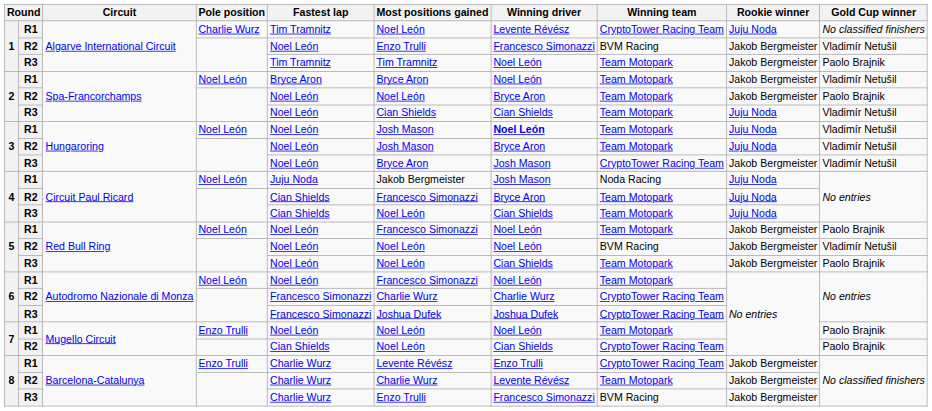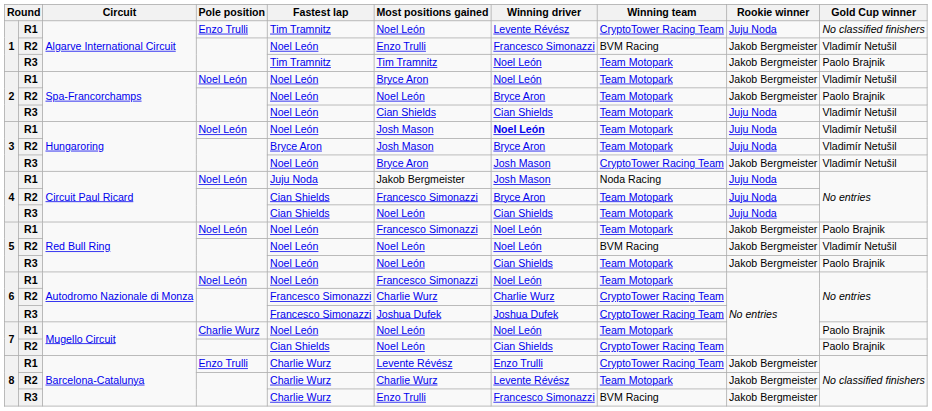(229, 29) Charlie Wurz -> (223, 29) Enzo Trulli
(296, 79) Bryce Aron -> (294, 79) Noel León
(294, 146) Noel León -> (296, 146) Bryce Aron
(223, 330) Enzo Trulli -> (229, 330) Charlie Wurz
